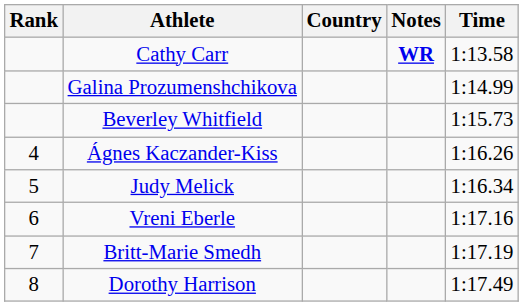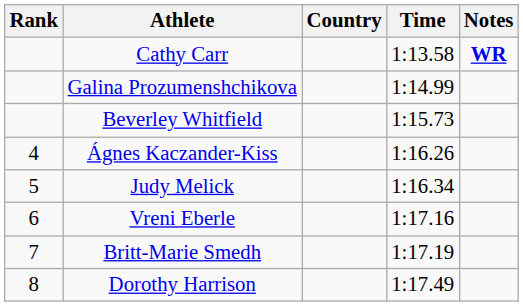columns swapped: (482, 20) <-> (416, 20)
